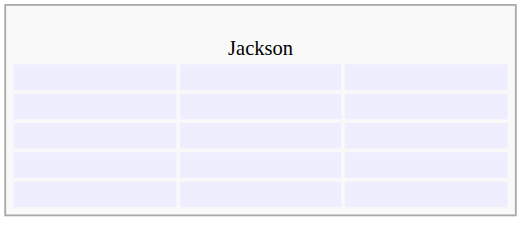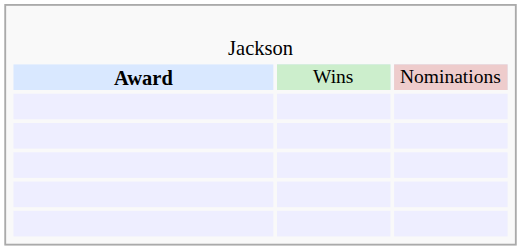+ row: (143, 78)
